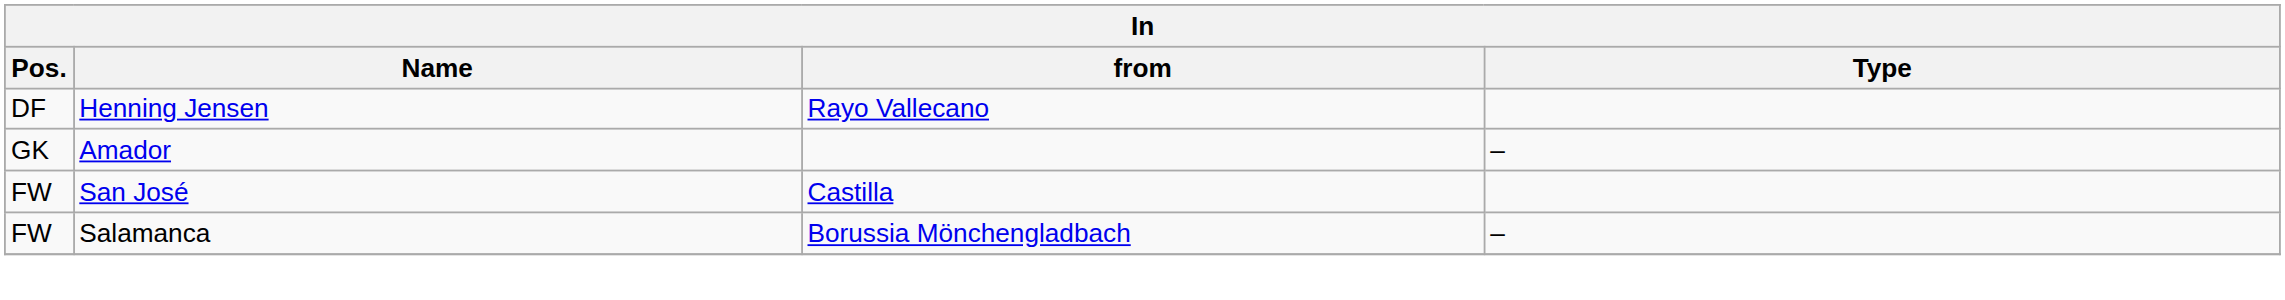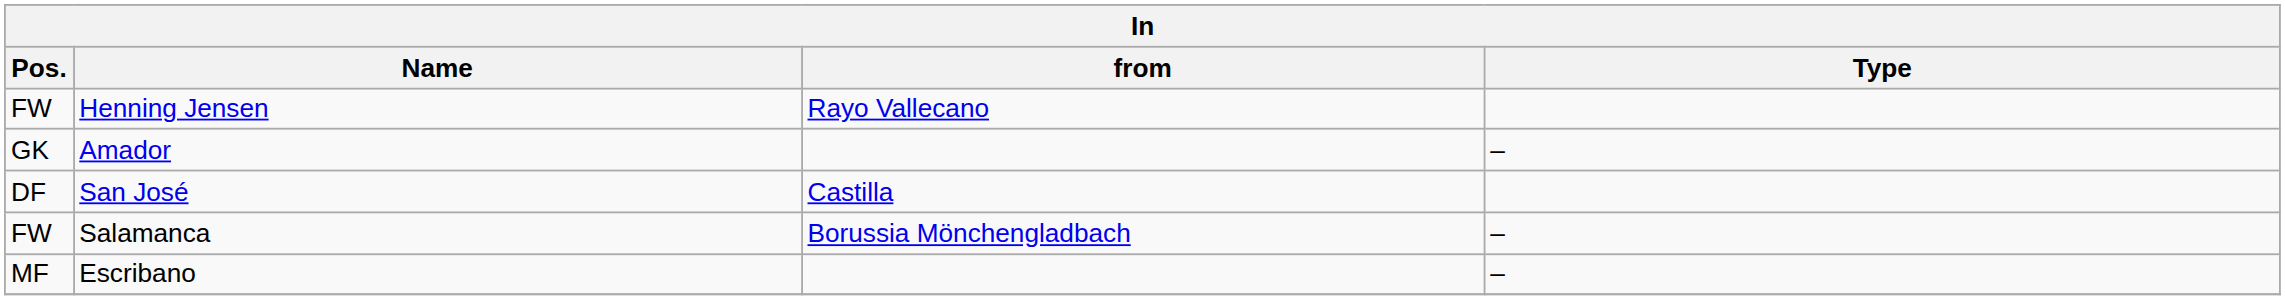(29, 109) DF -> (31, 109) FW
(31, 192) FW -> (29, 192) DF
+ row: (138, 274)
